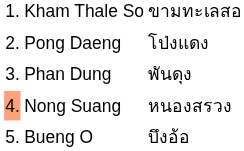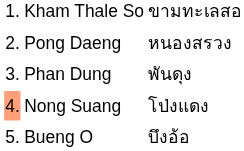(178, 43) โป่งแดง -> (190, 43) หนองสรวง
(190, 106) หนองสรวง -> (178, 106) โป่งแดง
